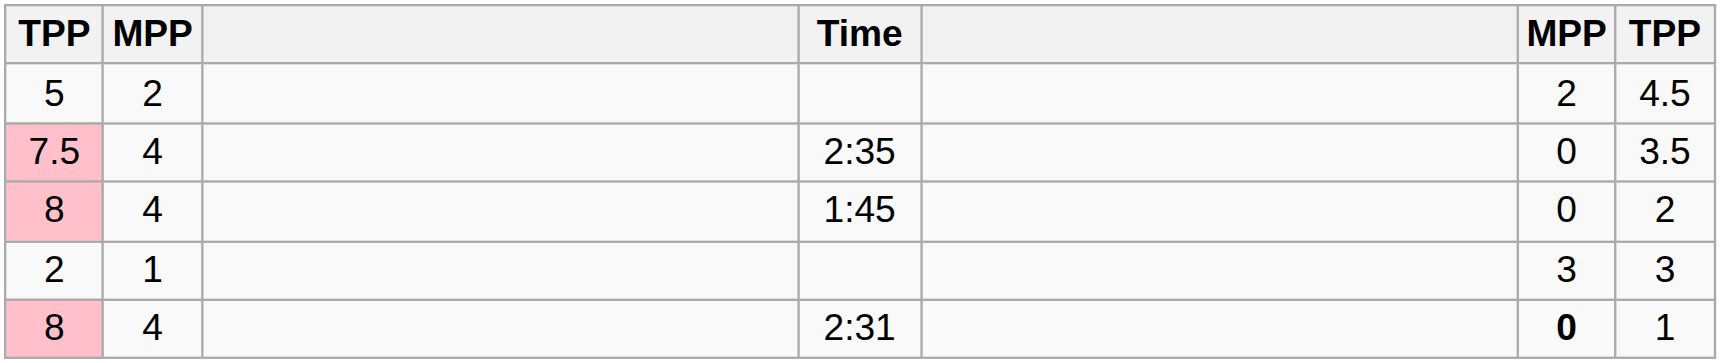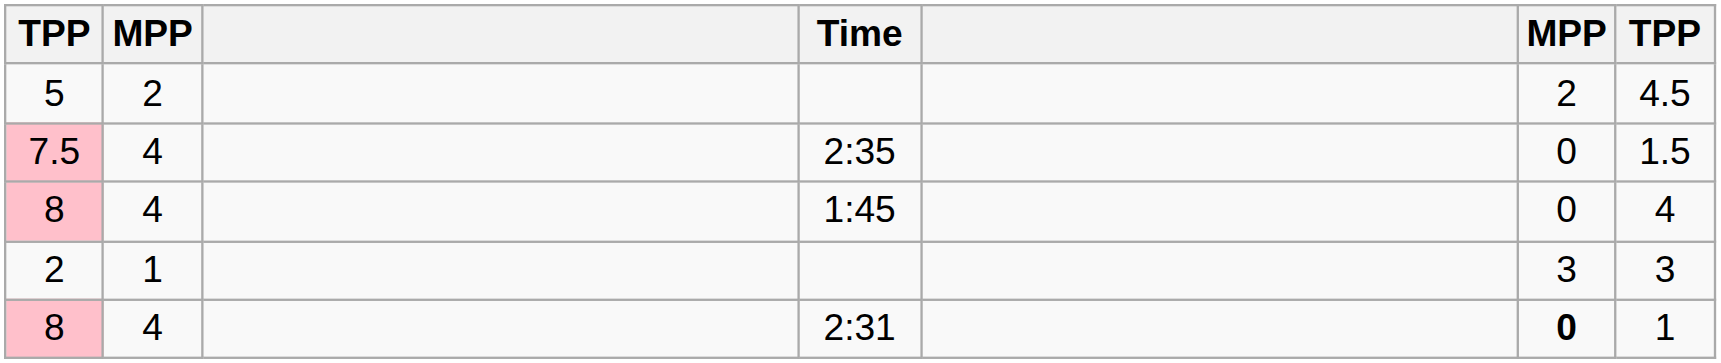(1665, 151) 3.5 -> (1665, 151) 1.5
(1665, 210) 2 -> (1665, 210) 4
